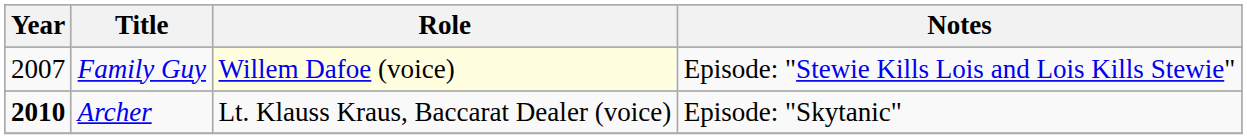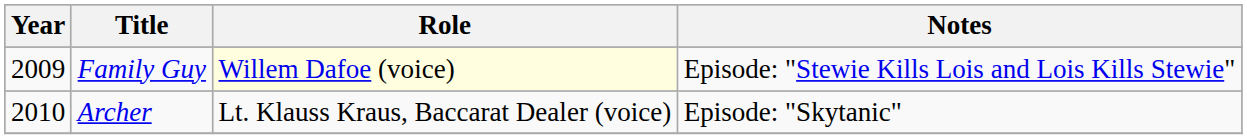(38, 68) 2007 -> (38, 68) 2009
(38, 111) bold -> (38, 111) normal
